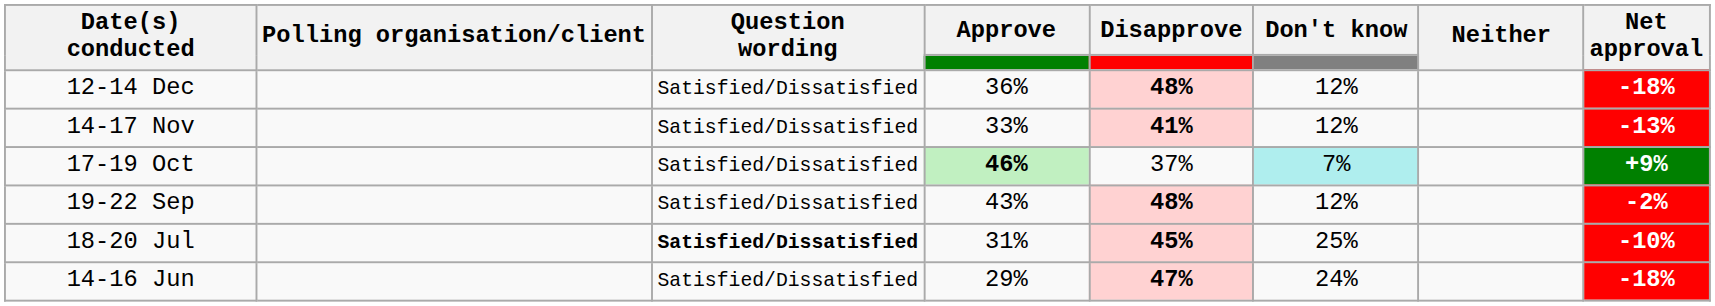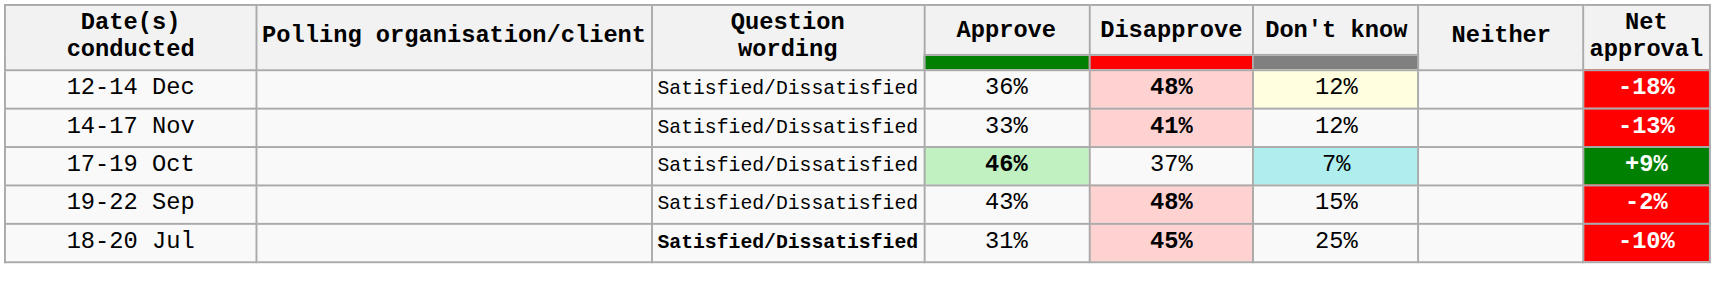(1336, 90) no background -> (1336, 90) lightyellow background
(1336, 204) 12% -> (1336, 204) 15%
- row: (131, 281)
